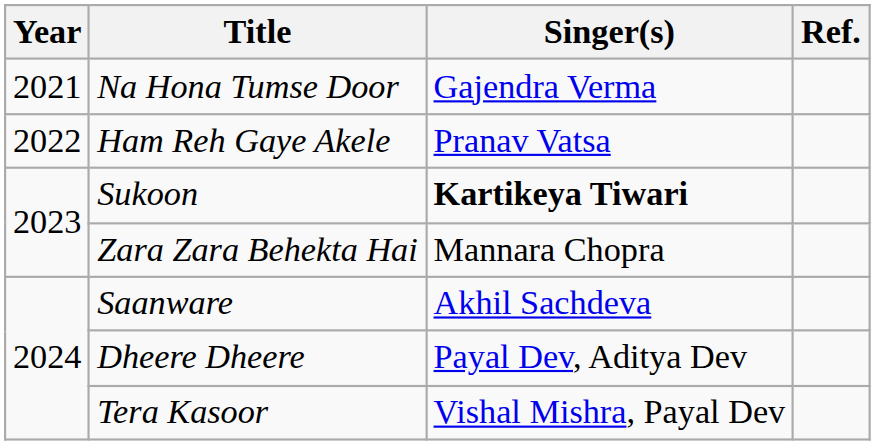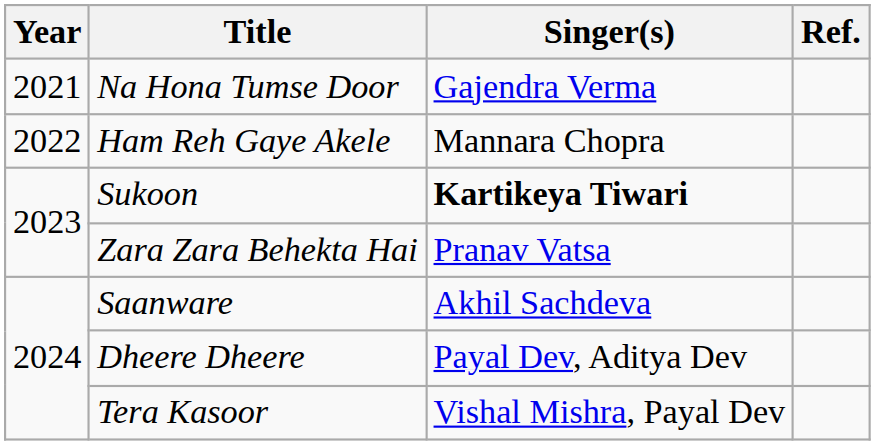(522, 140) Pranav Vatsa -> (549, 140) Mannara Chopra
(549, 248) Mannara Chopra -> (522, 248) Pranav Vatsa
